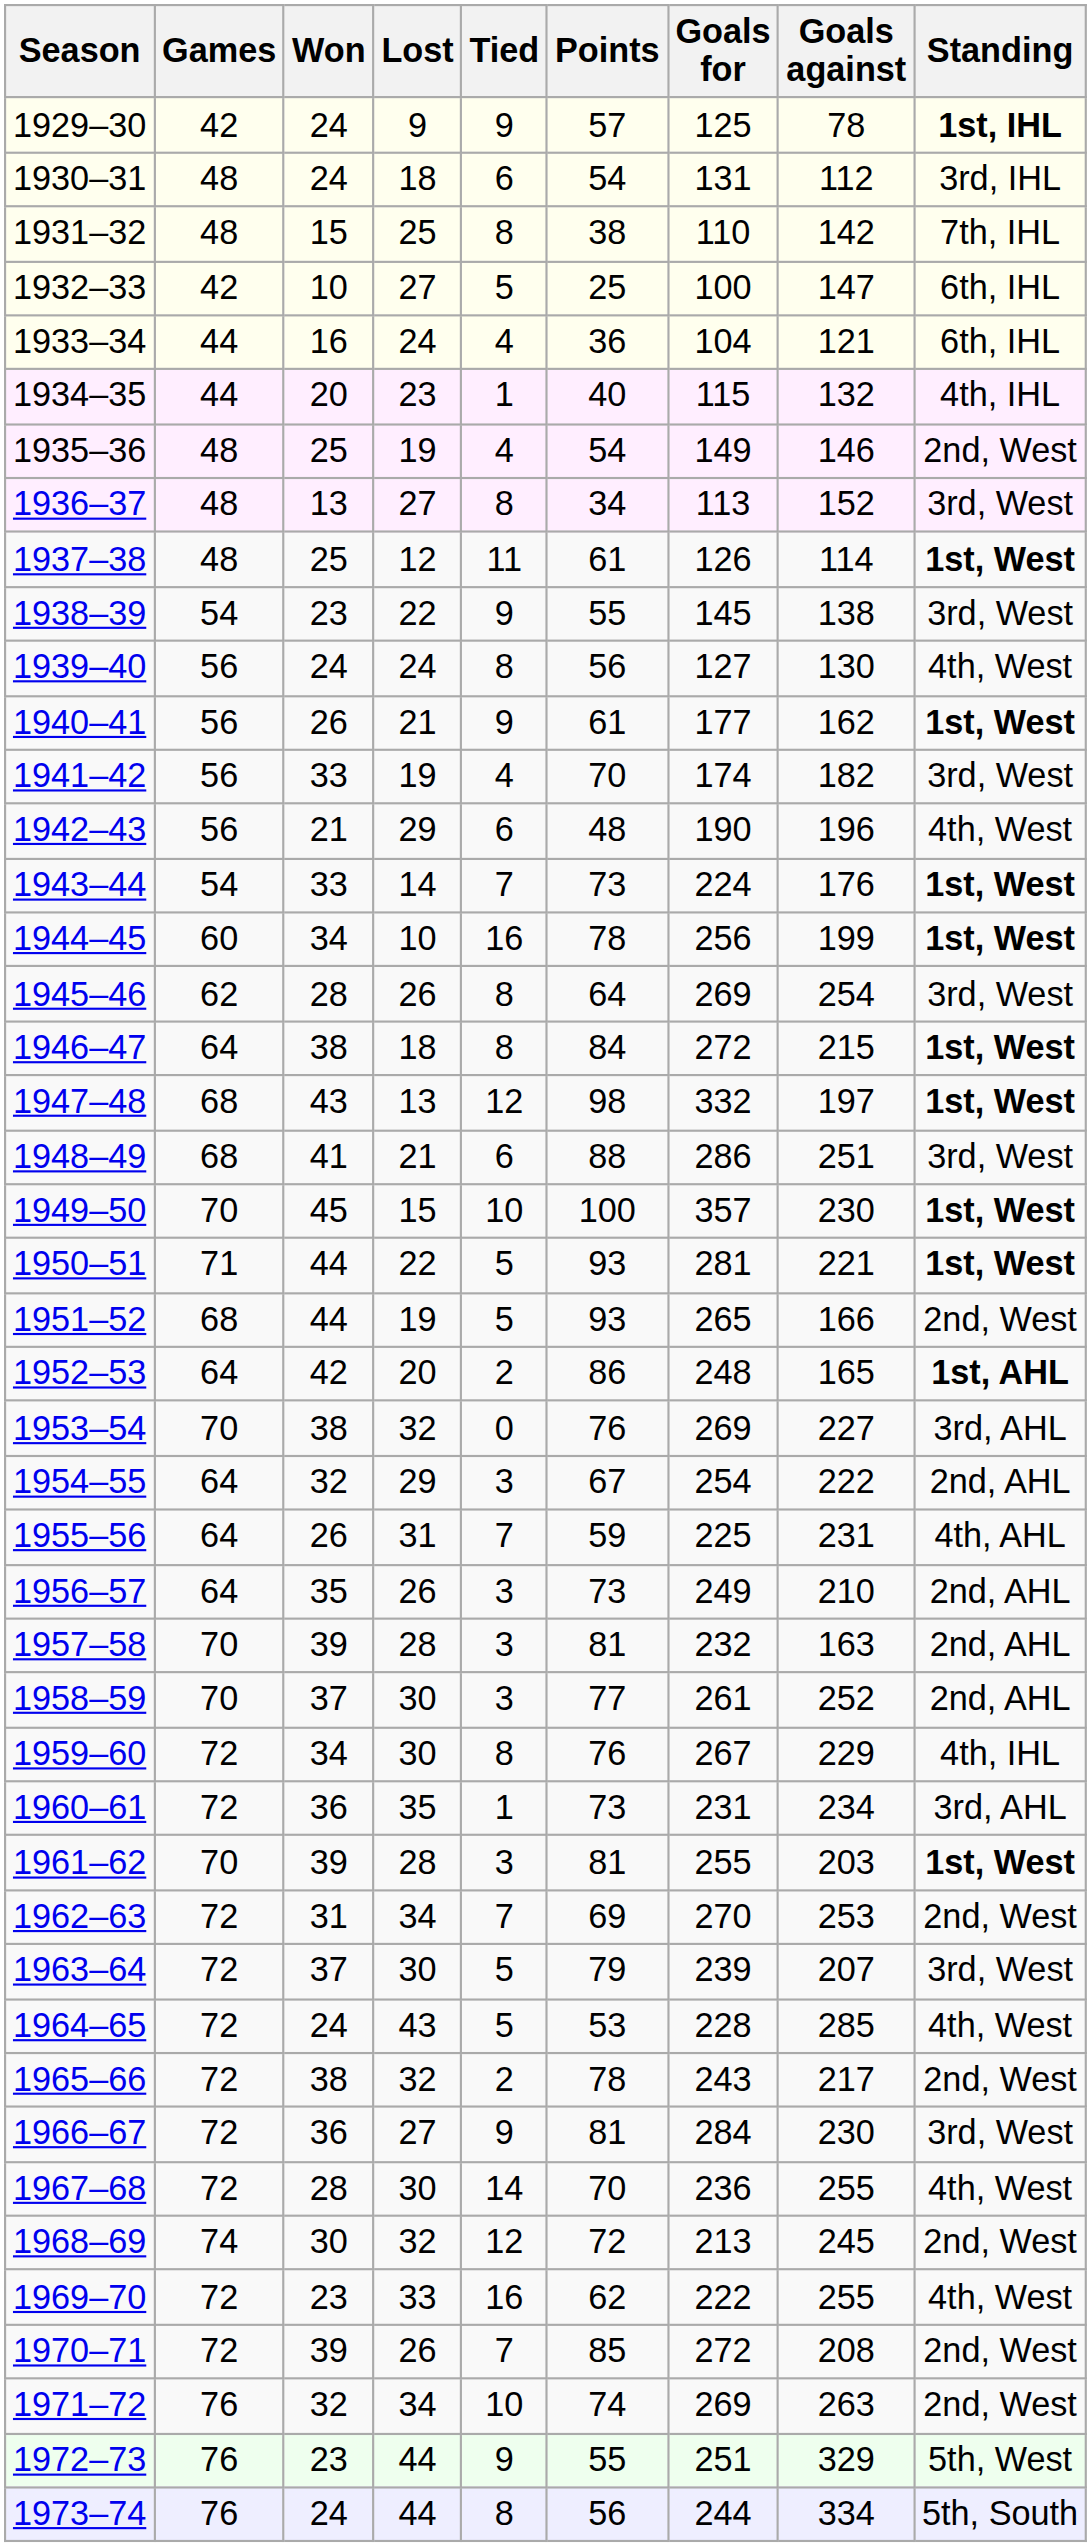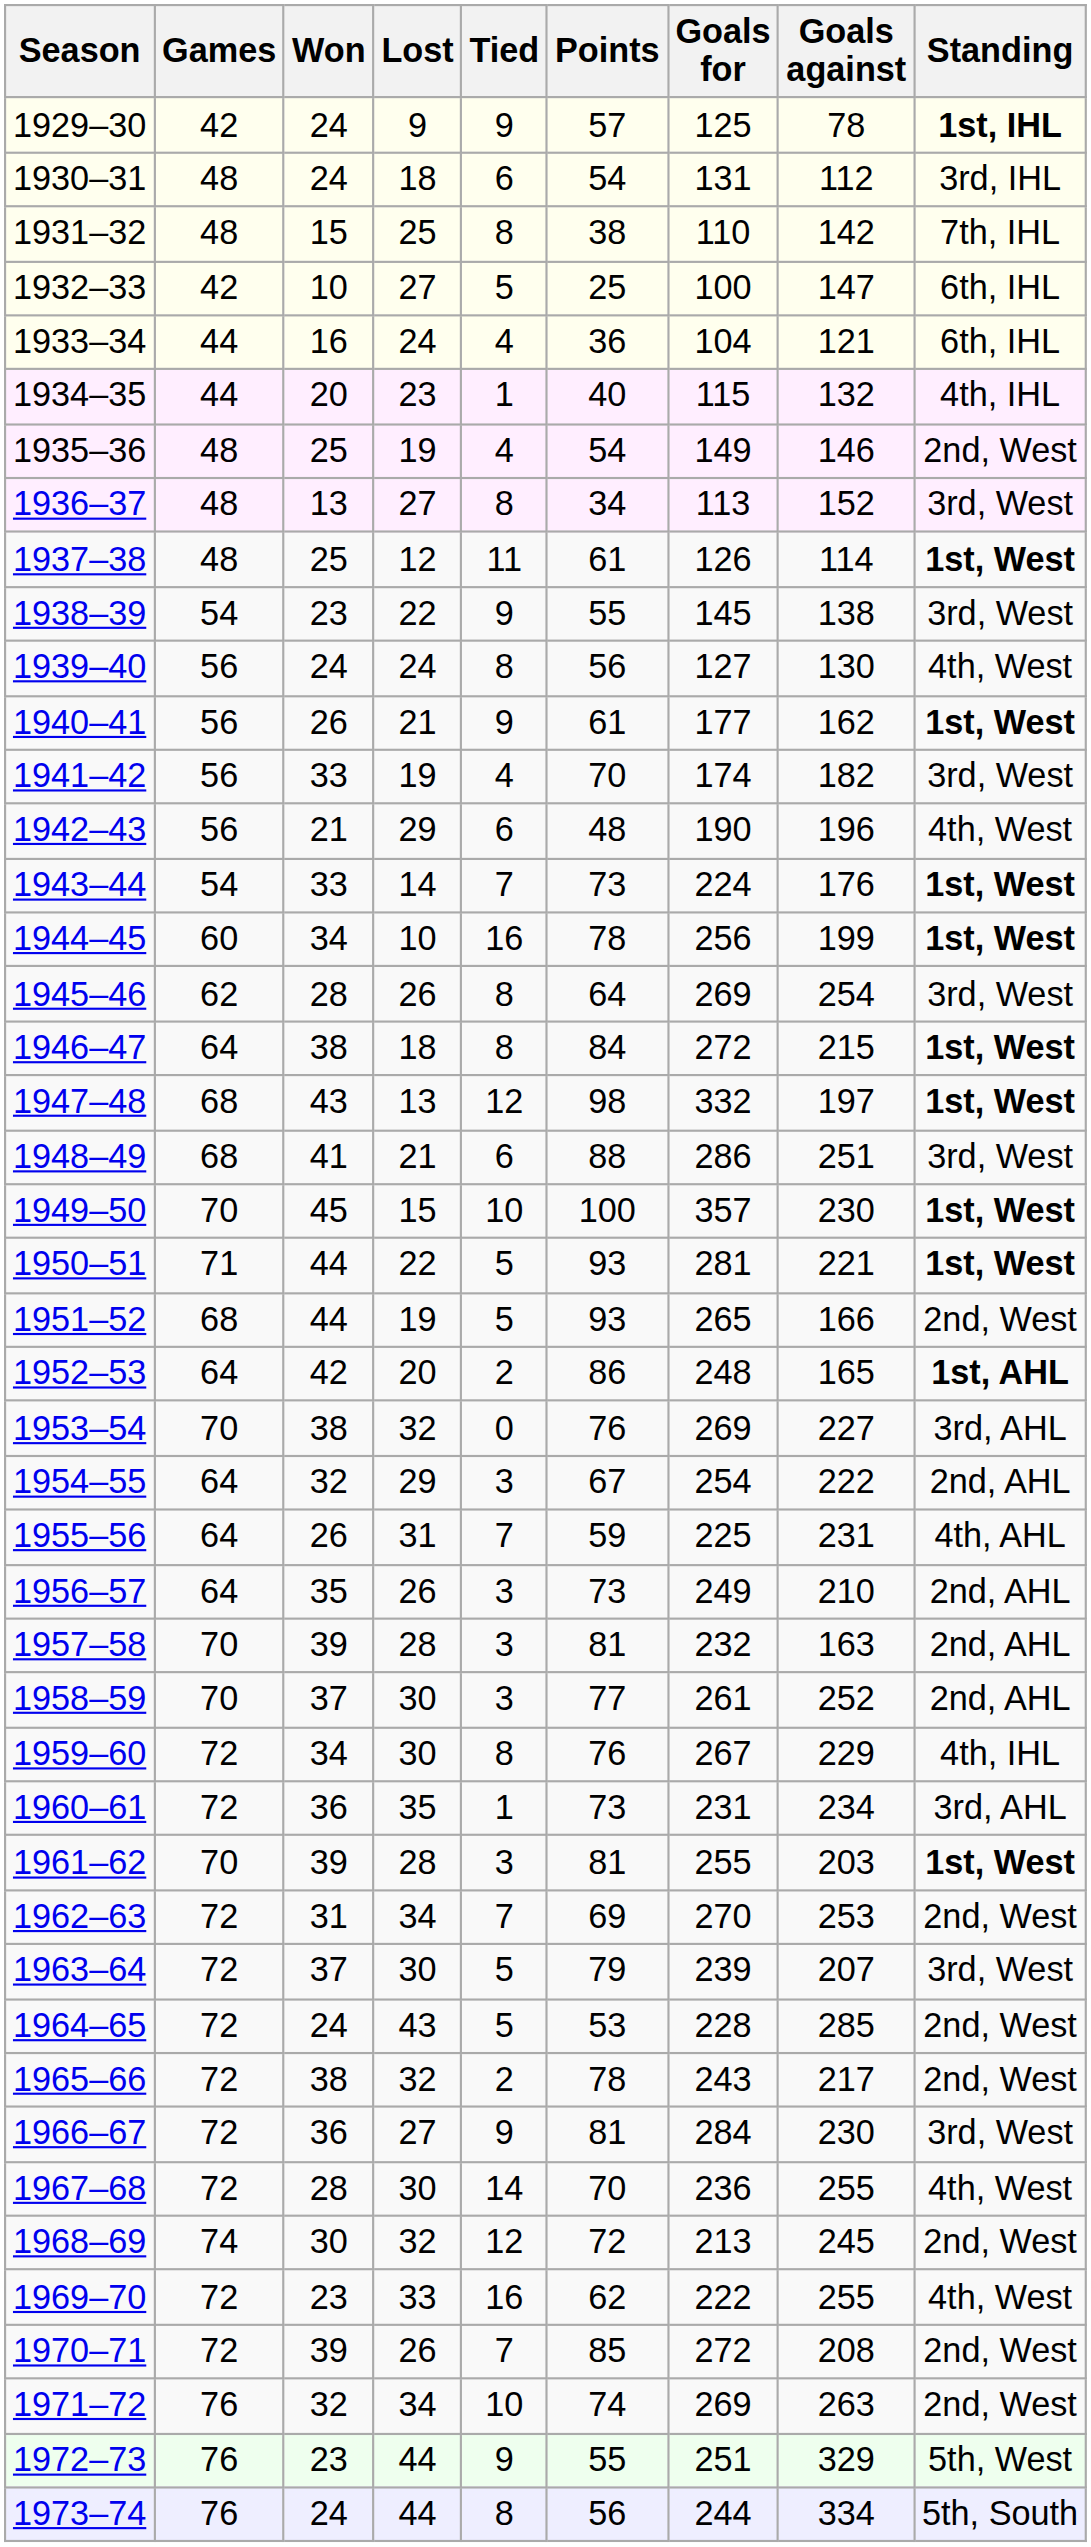(1000, 2025) 4th, West -> (1000, 2025) 2nd, West
